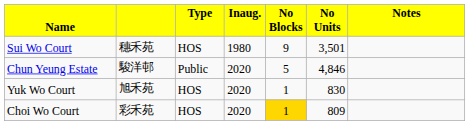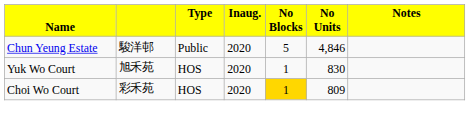- row: (39, 48)
